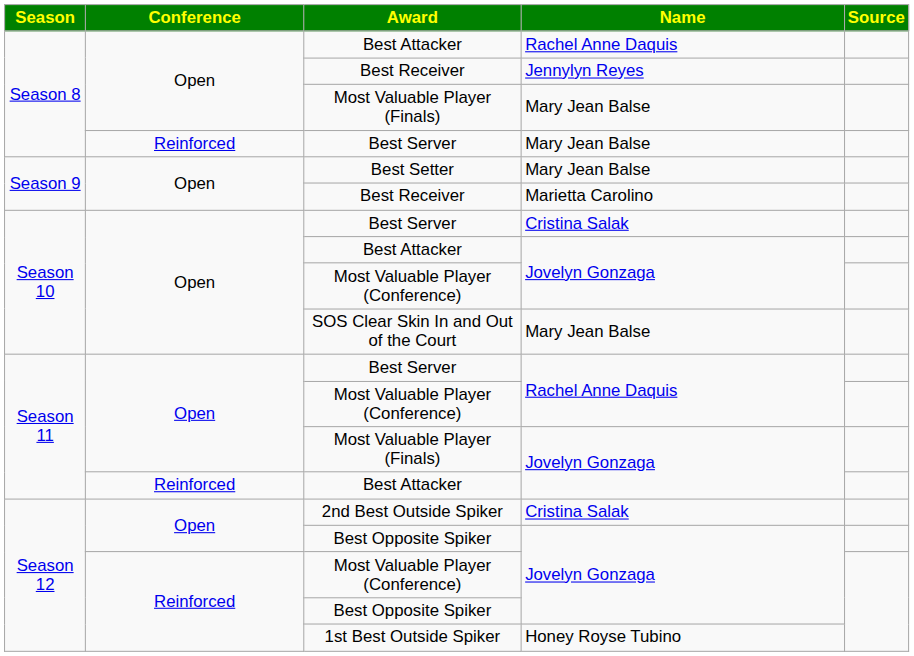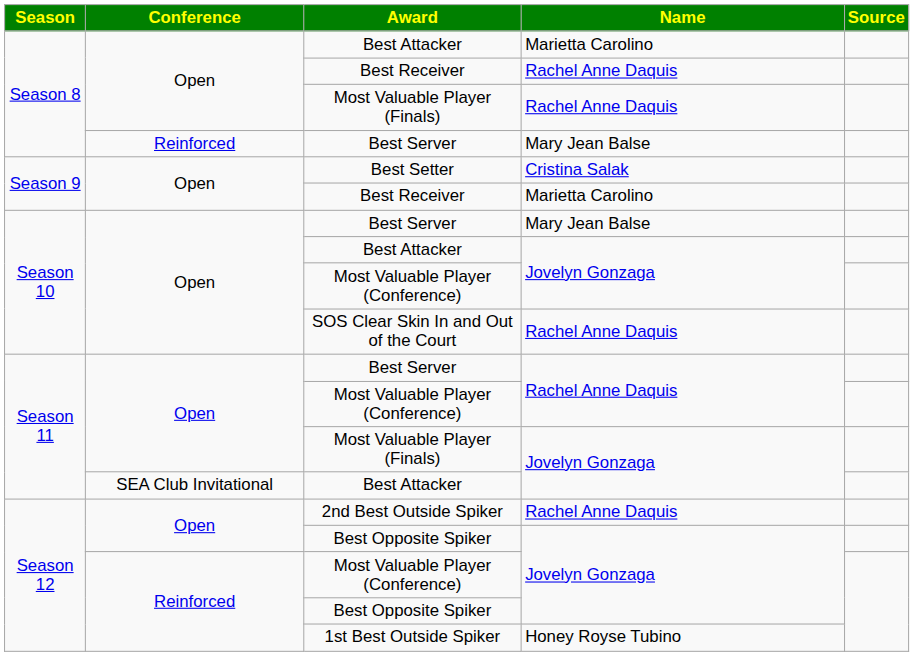(601, 44) Rachel Anne Daquis -> (589, 44) Marietta Carolino
(584, 71) Jennylyn Reyes -> (601, 71) Rachel Anne Daquis
(588, 107) Mary Jean Balse -> (601, 107) Rachel Anne Daquis
(588, 169) Mary Jean Balse -> (577, 169) Cristina Salak
(577, 223) Cristina Salak -> (588, 223) Mary Jean Balse
(588, 331) Mary Jean Balse -> (601, 331) Rachel Anne Daquis
(195, 485) Reinforced -> (195, 485) SEA Club Invitational
(577, 511) Cristina Salak -> (601, 511) Rachel Anne Daquis
